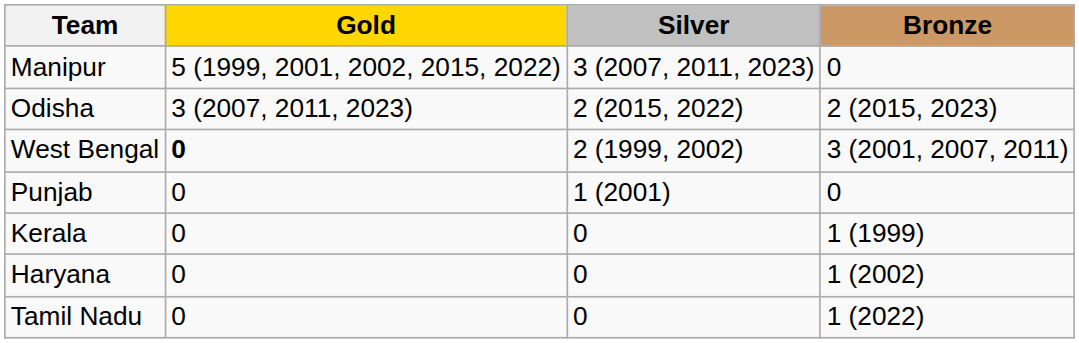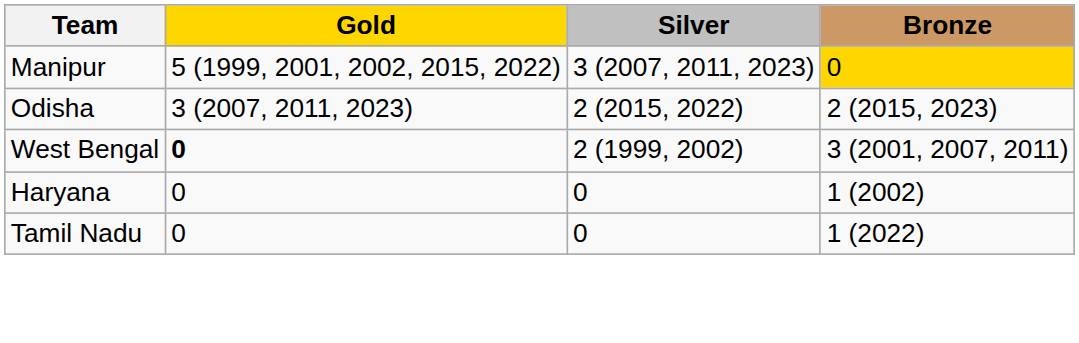(834, 66) no background -> (834, 66) gold background
- row: (52, 191)
- row: (49, 233)
